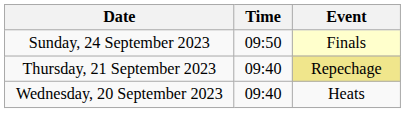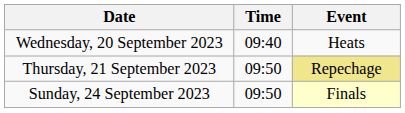rows swapped: (119, 94) <-> (119, 42)
(263, 68) 09:40 -> (263, 68) 09:50
